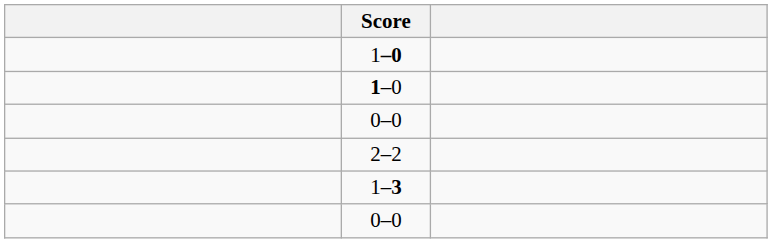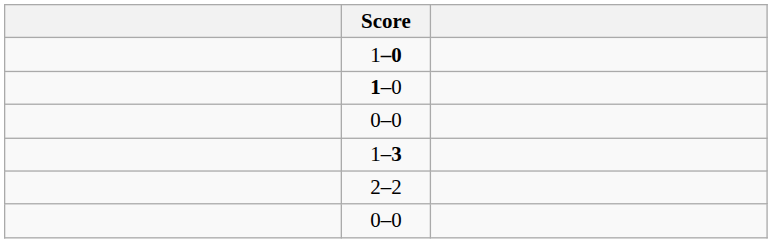rows swapped: (173, 187) <-> (173, 154)
